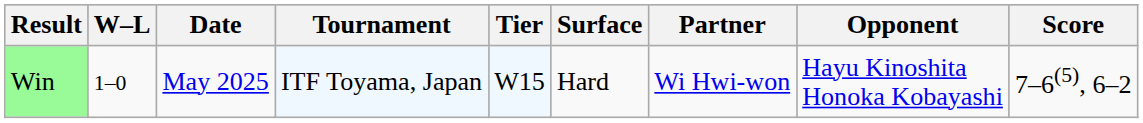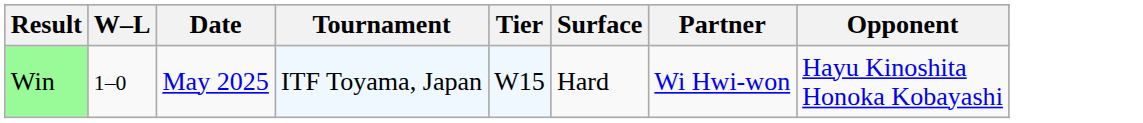- column: (1073, 25)
